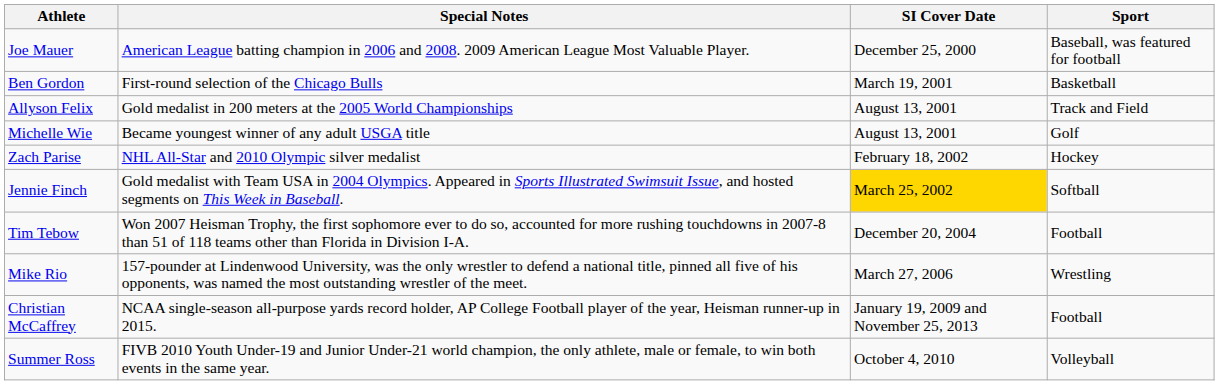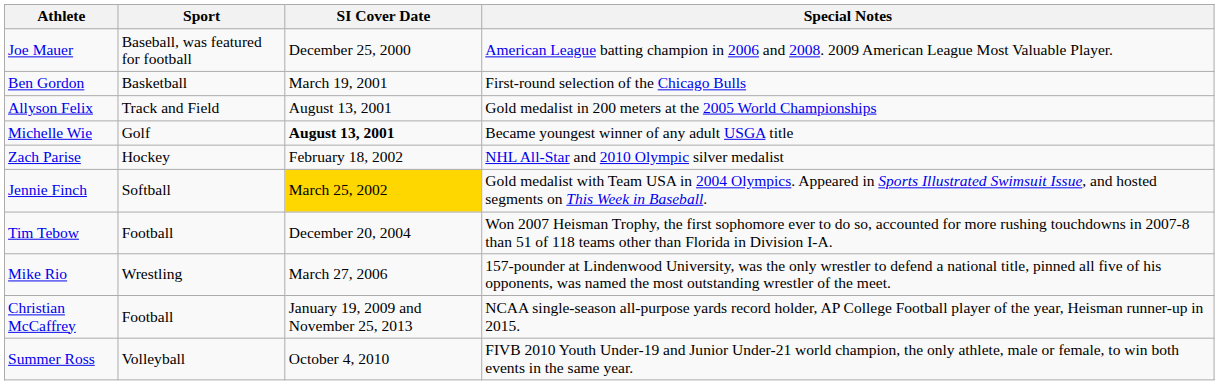columns swapped: (1130, 16) <-> (484, 16)
(906, 132) normal -> (342, 132) bold
